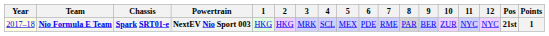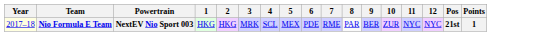- column: (142, 10)
(409, 24) lightgrey background -> (352, 24) no background
